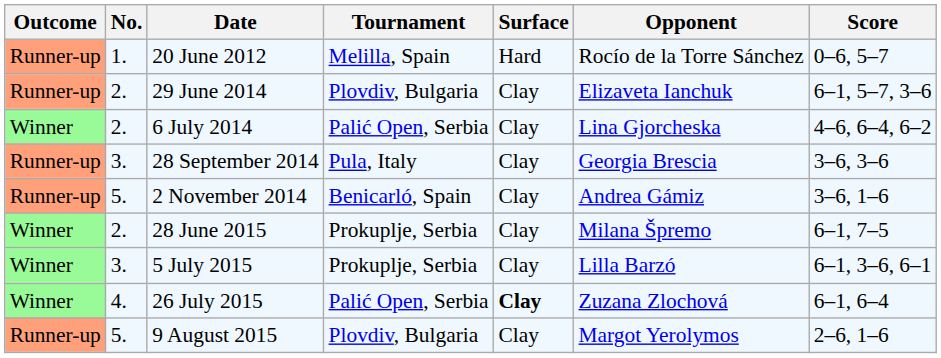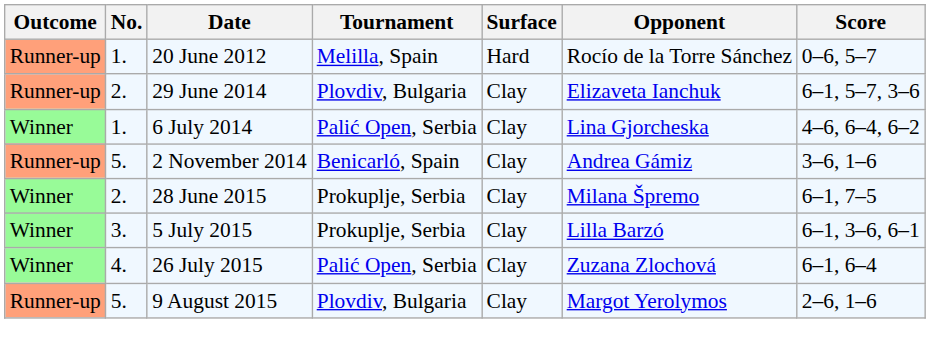(119, 125) 2. -> (119, 125) 1.
- row: (235, 160)
(520, 299) bold -> (507, 264) normal
